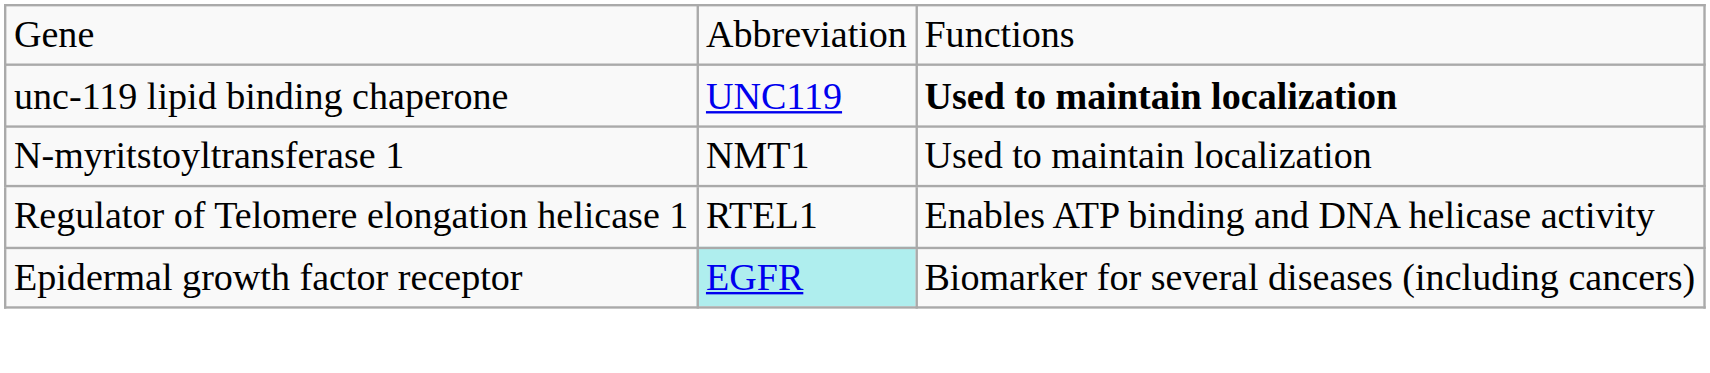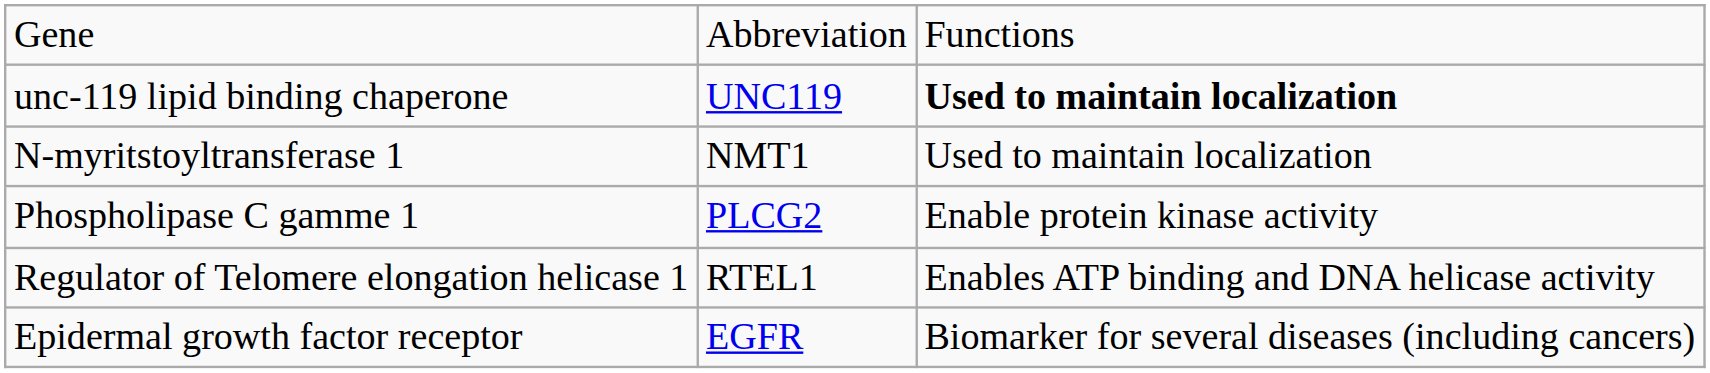+ row: (217, 215)
(755, 276) paleturquoise background -> (755, 336) no background
